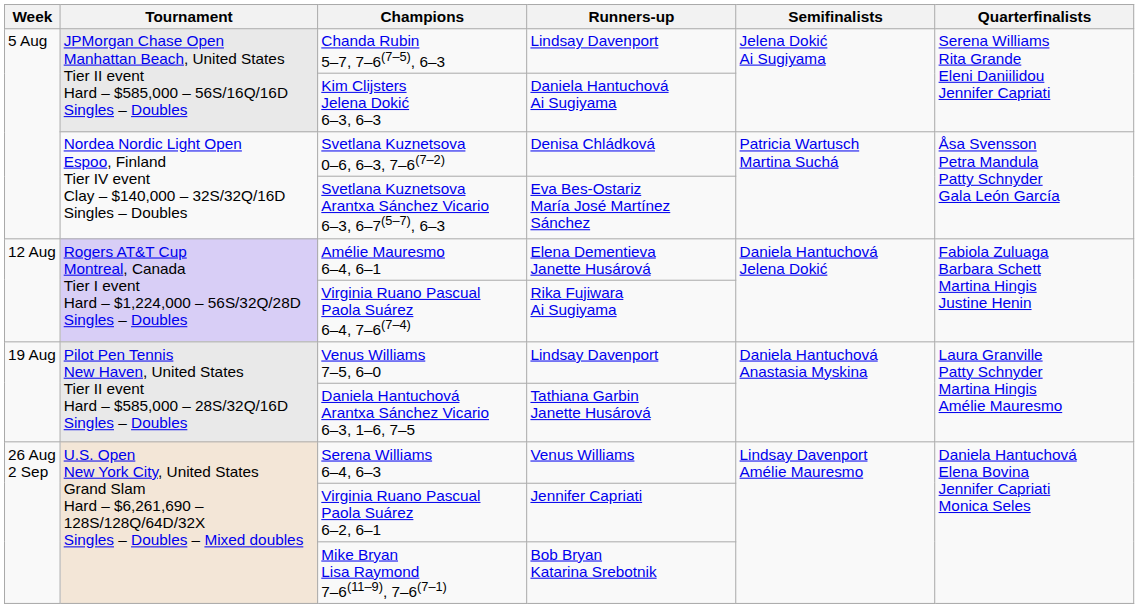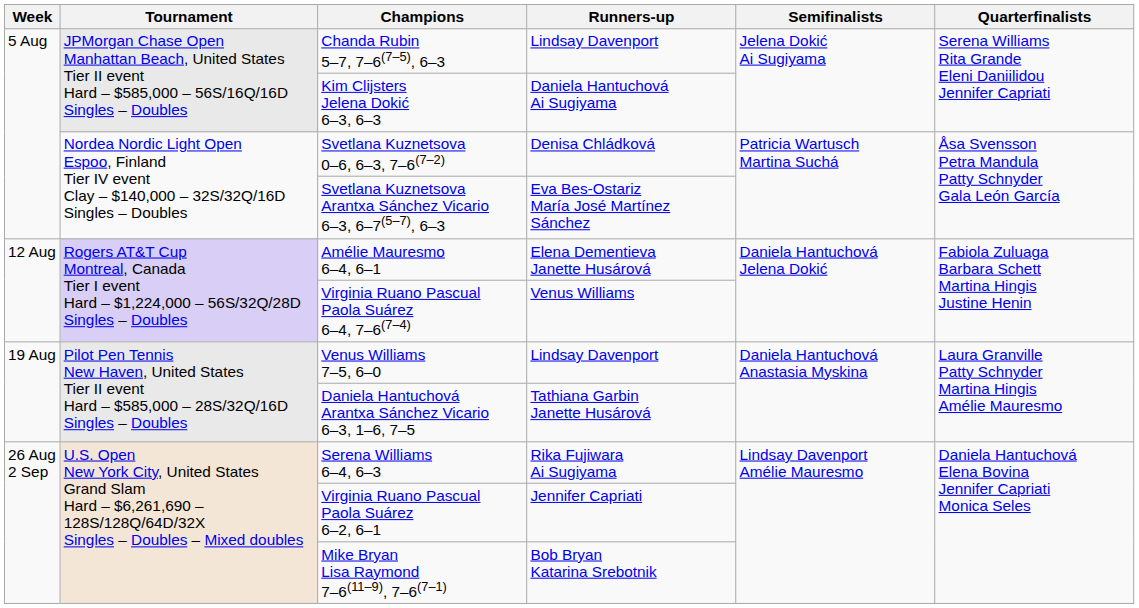(577, 301) Rika Fujiwara Ai Sugiyama -> (582, 292) Venus Williams
(582, 454) Venus Williams -> (577, 463) Rika Fujiwara Ai Sugiyama
